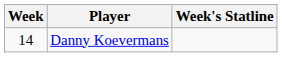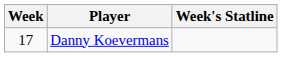(26, 39) 14 -> (26, 39) 17
